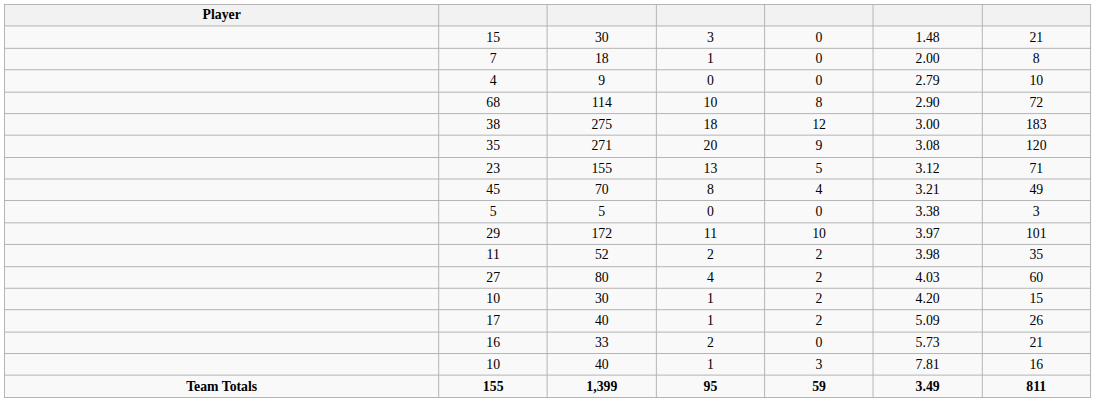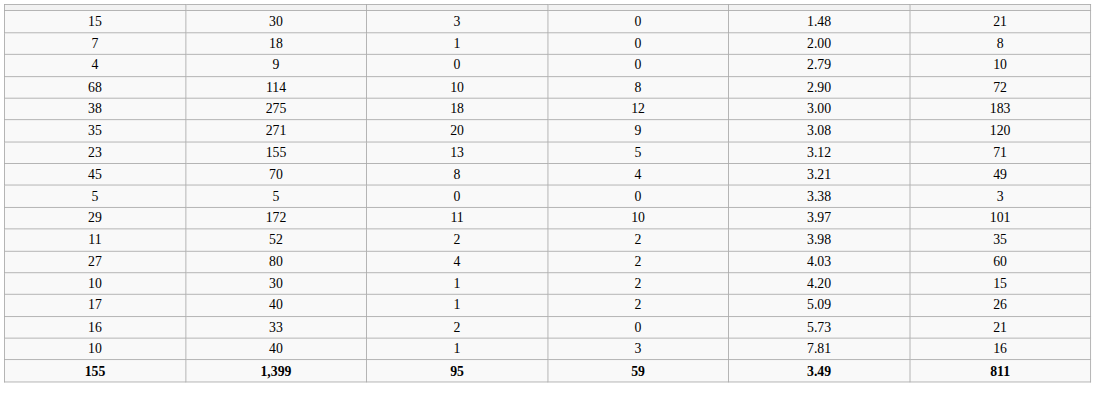- column: (222, 15)
